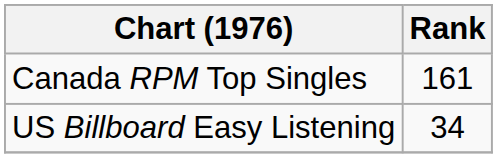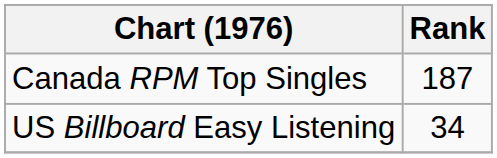(447, 78) 161 -> (447, 78) 187
